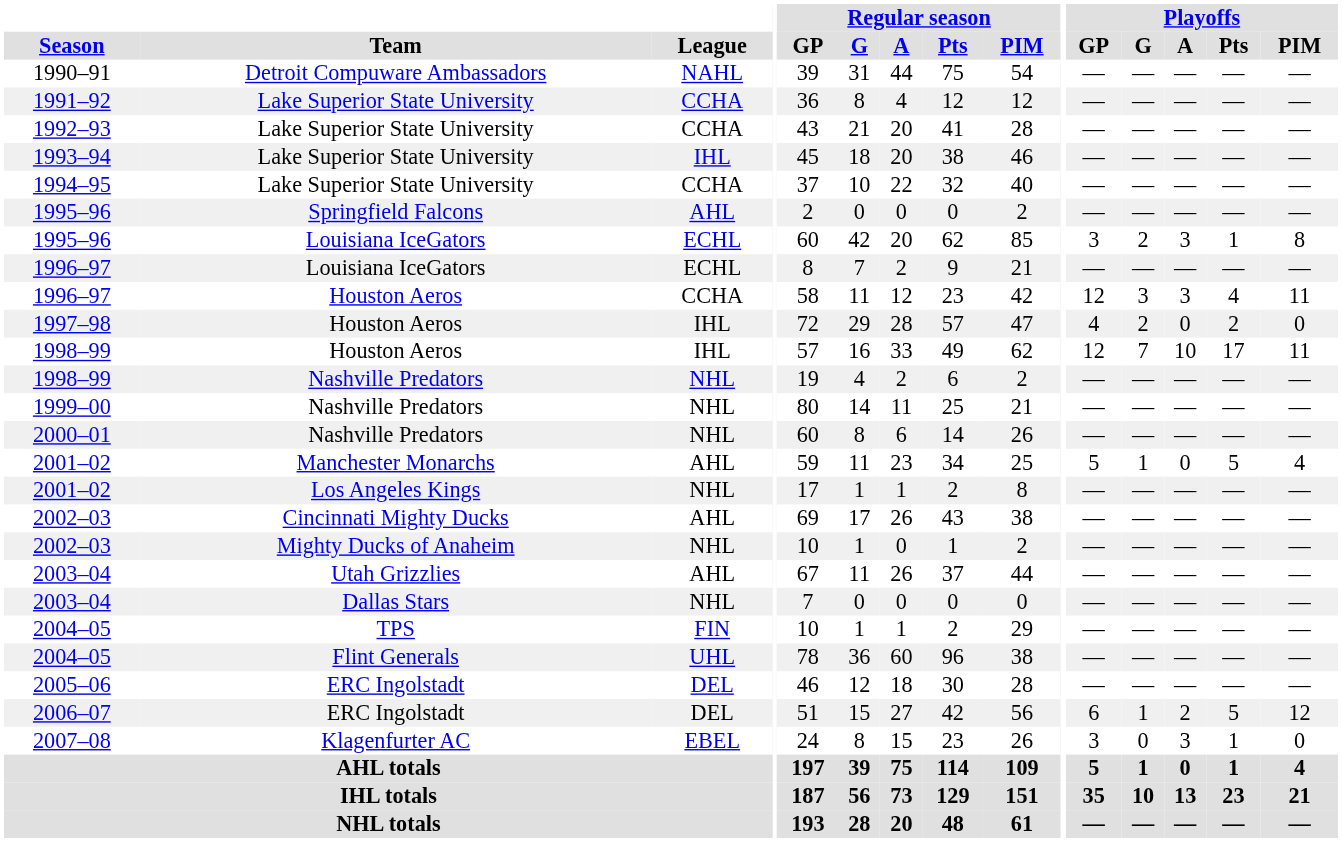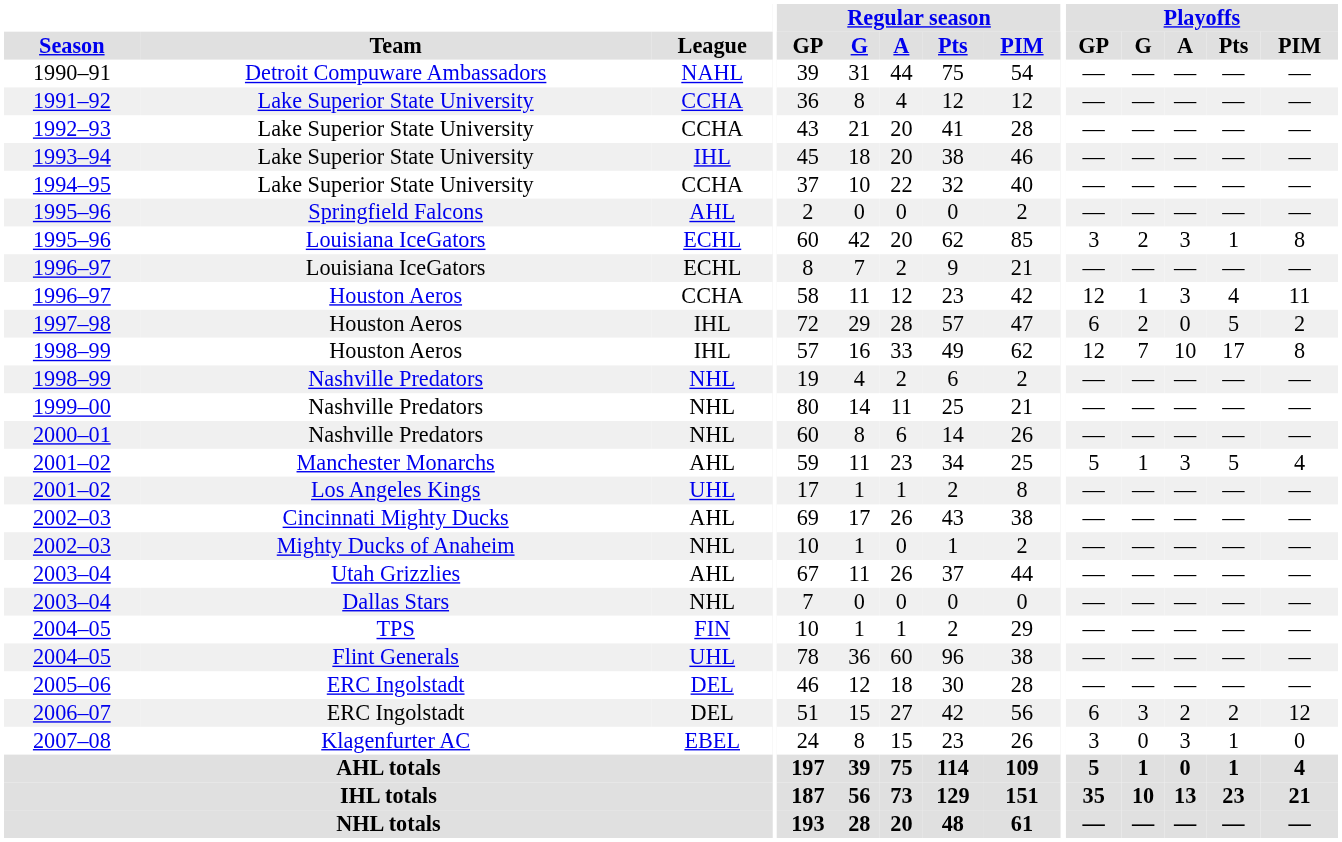(1143, 295) 3 -> (1143, 295) 1
(1094, 323) 4 -> (1094, 323) 6
(1233, 323) 2 -> (1233, 323) 5
(1300, 323) 0 -> (1300, 323) 2
(1300, 351) 11 -> (1300, 351) 8
(1185, 462) 0 -> (1185, 462) 3
(712, 490) NHL -> (712, 490) UHL
(1143, 712) 1 -> (1143, 712) 3
(1233, 712) 5 -> (1233, 712) 2
